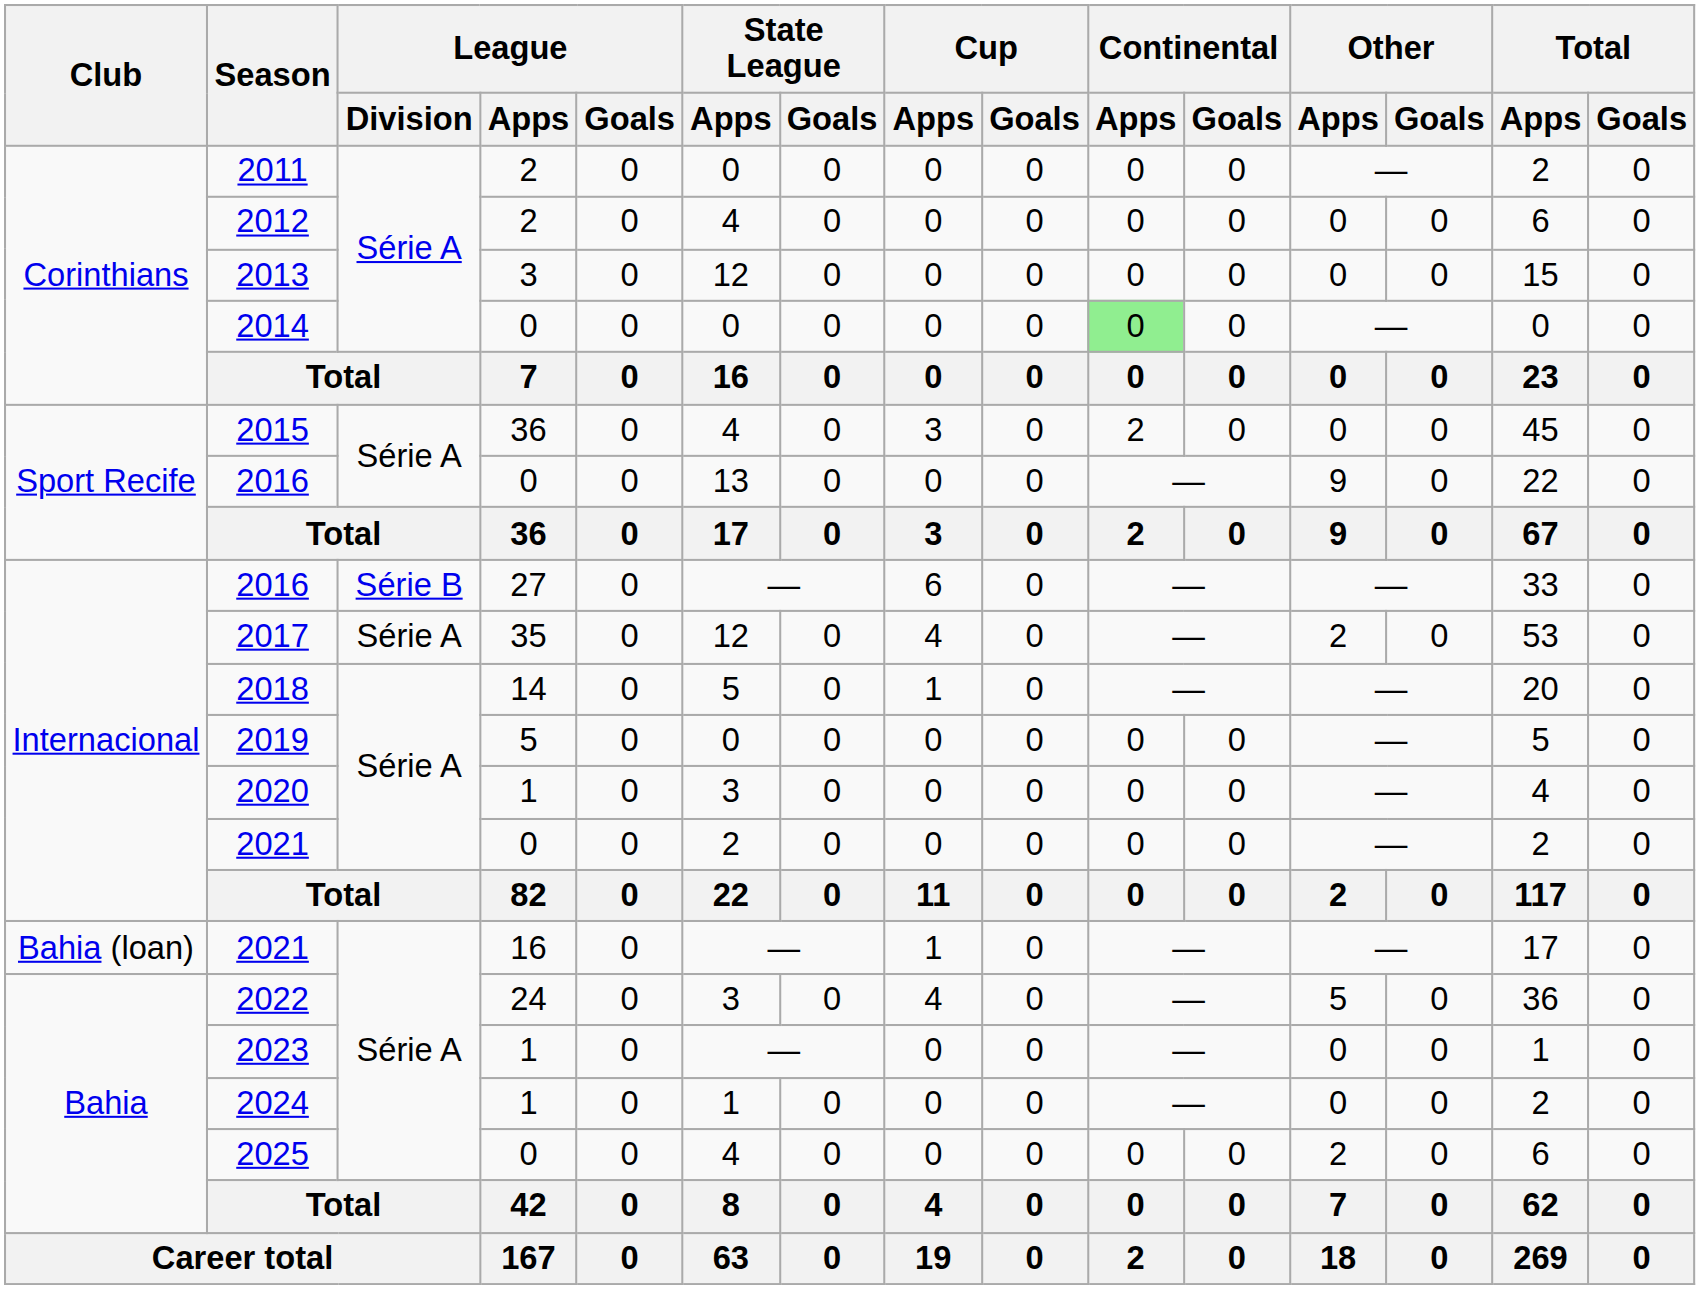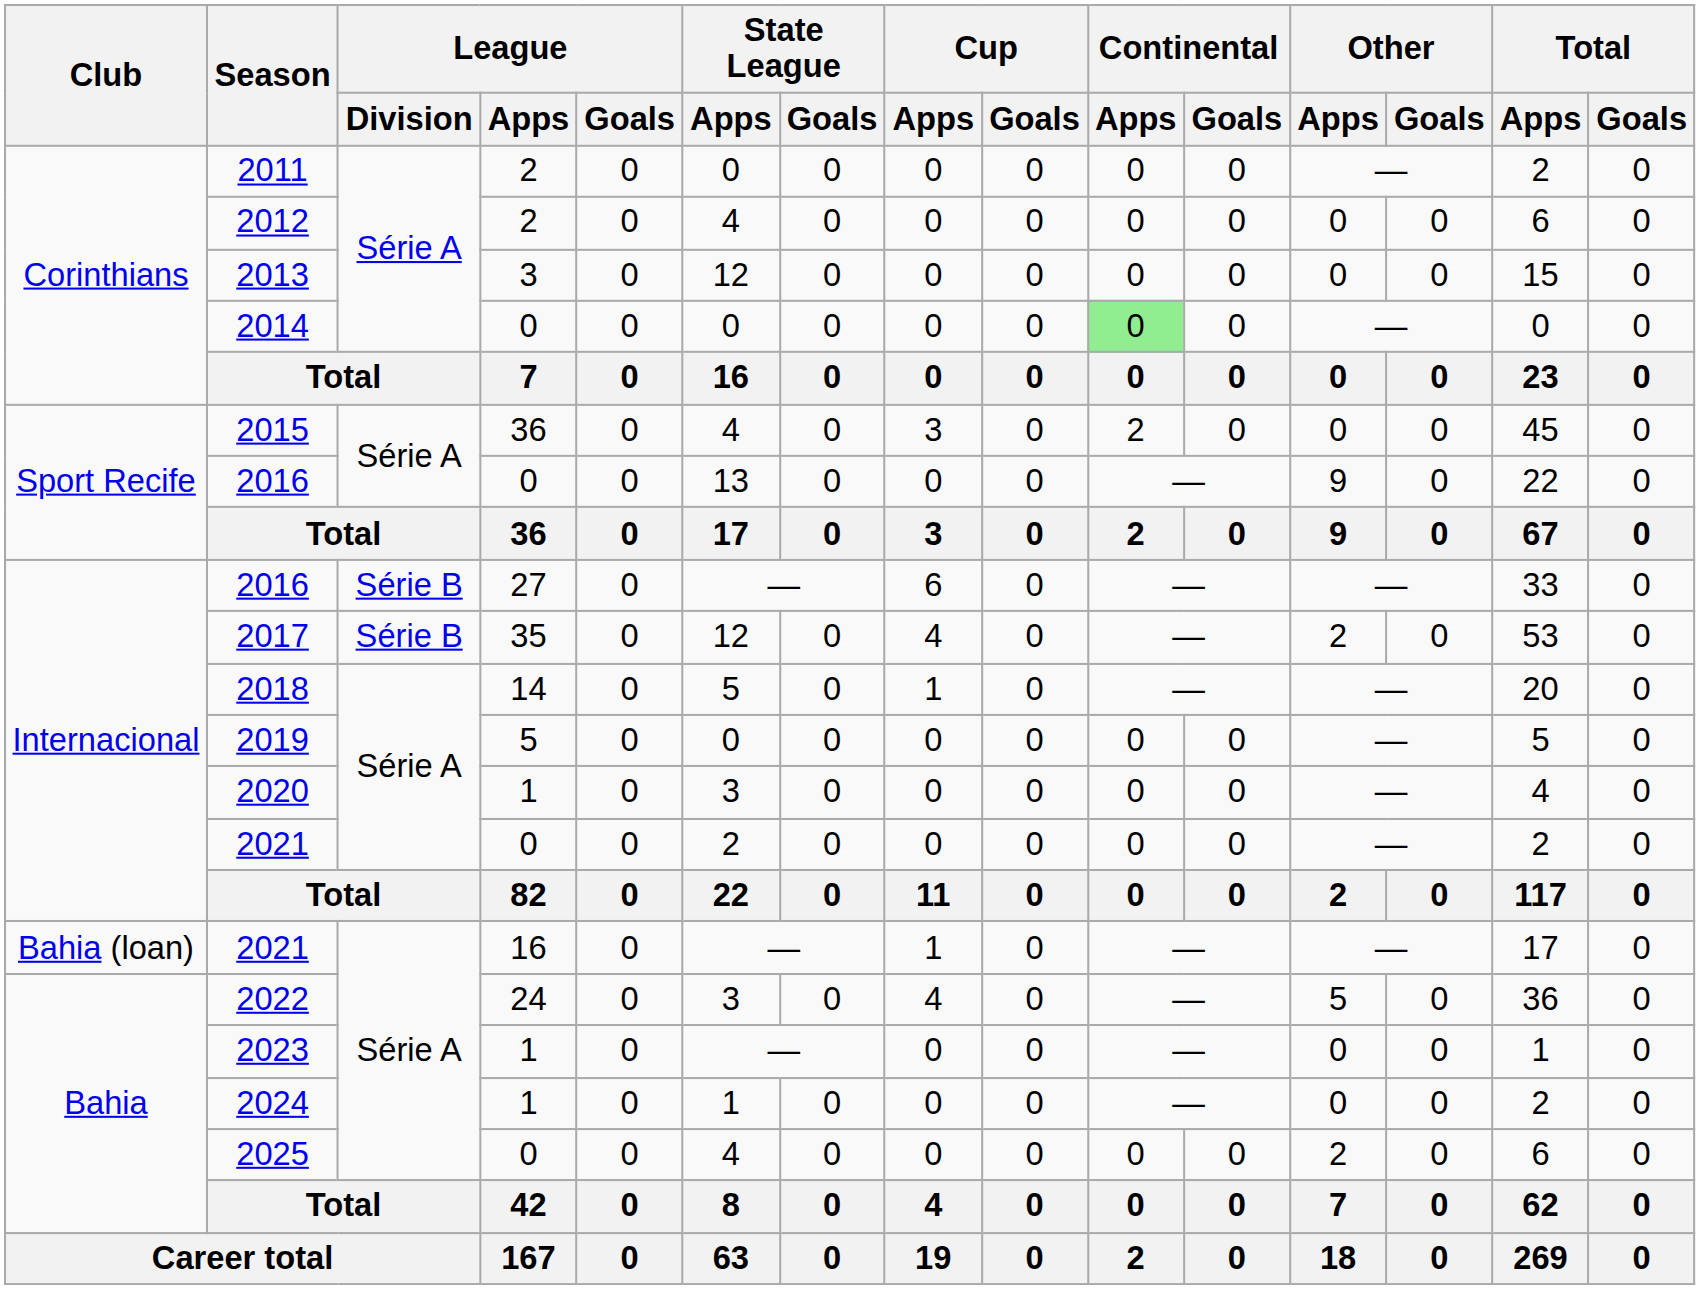(409, 636) Série A -> (409, 636) Série B
